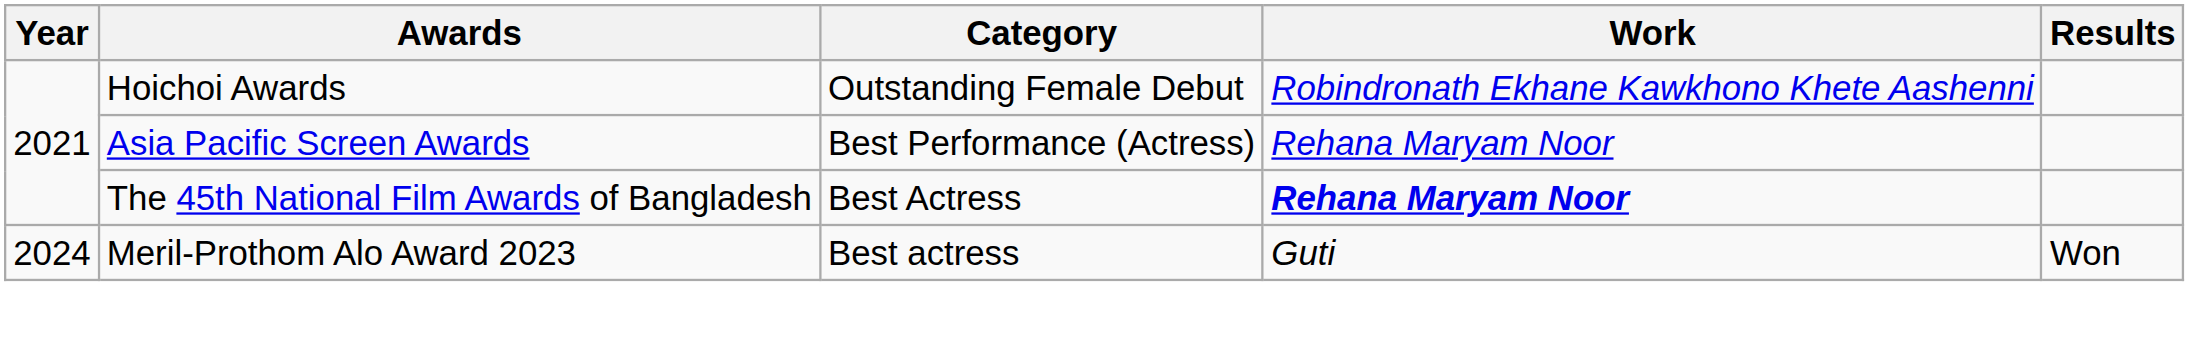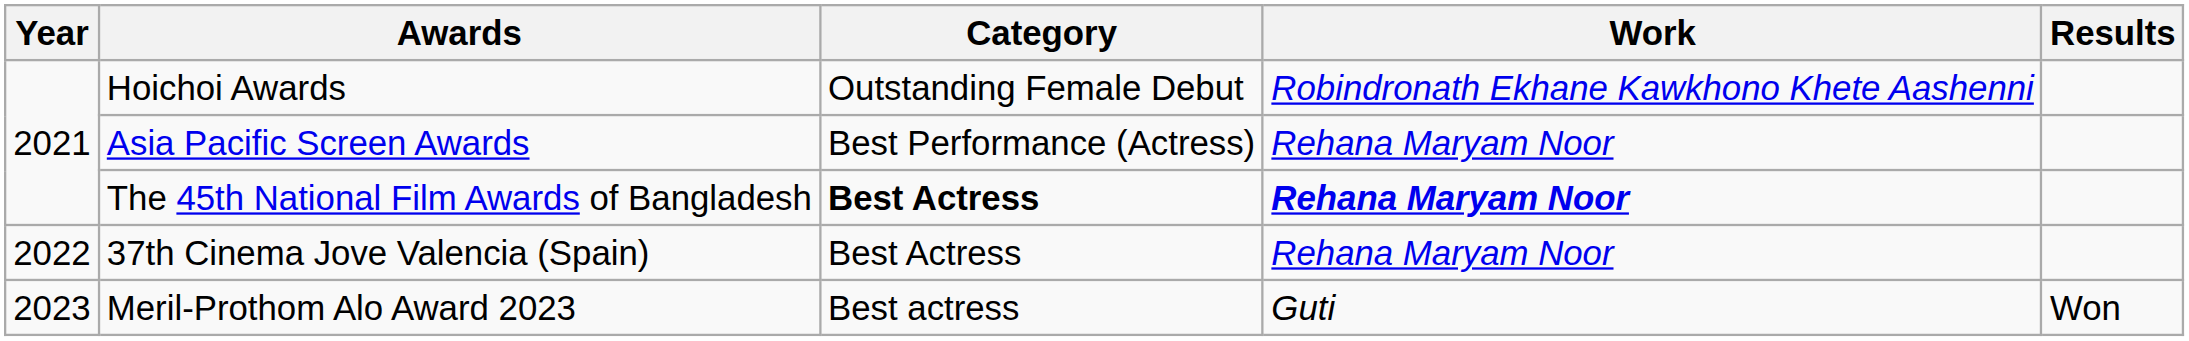(925, 198) normal -> (934, 198) bold
+ row: (378, 253)
(52, 253) 2024 -> (52, 308) 2023
